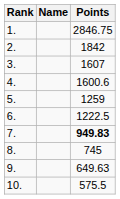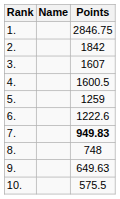(93, 82) 1600.6 -> (93, 82) 1600.5
(93, 116) 1222.5 -> (93, 116) 1222.6
(93, 151) 745 -> (93, 151) 748
